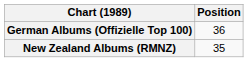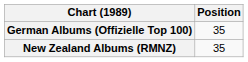(219, 30) 36 -> (219, 30) 35
